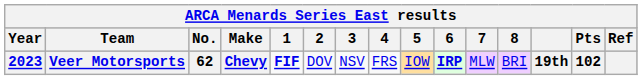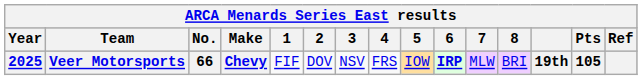(25, 62) 2023 -> (25, 62) 2025
(205, 62) 62 -> (205, 62) 66
(287, 62) bold -> (287, 62) normal
(588, 62) 102 -> (588, 62) 105
